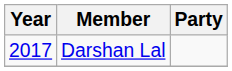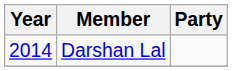(31, 50) 2017 -> (31, 50) 2014
